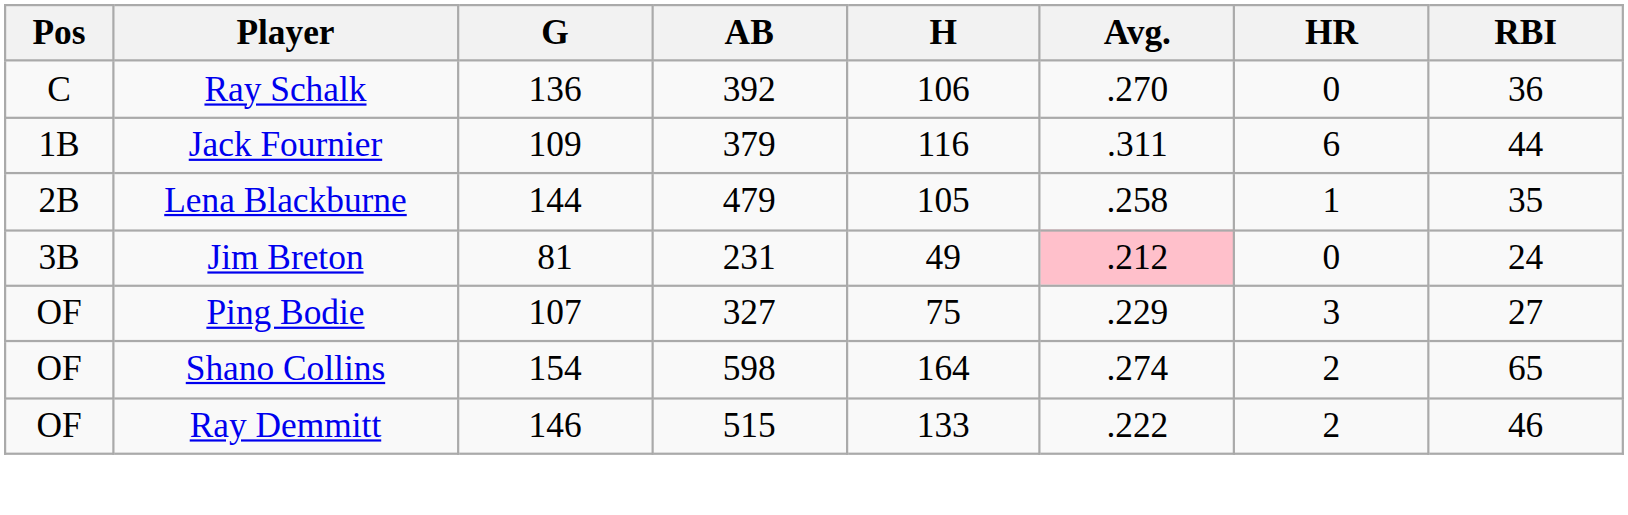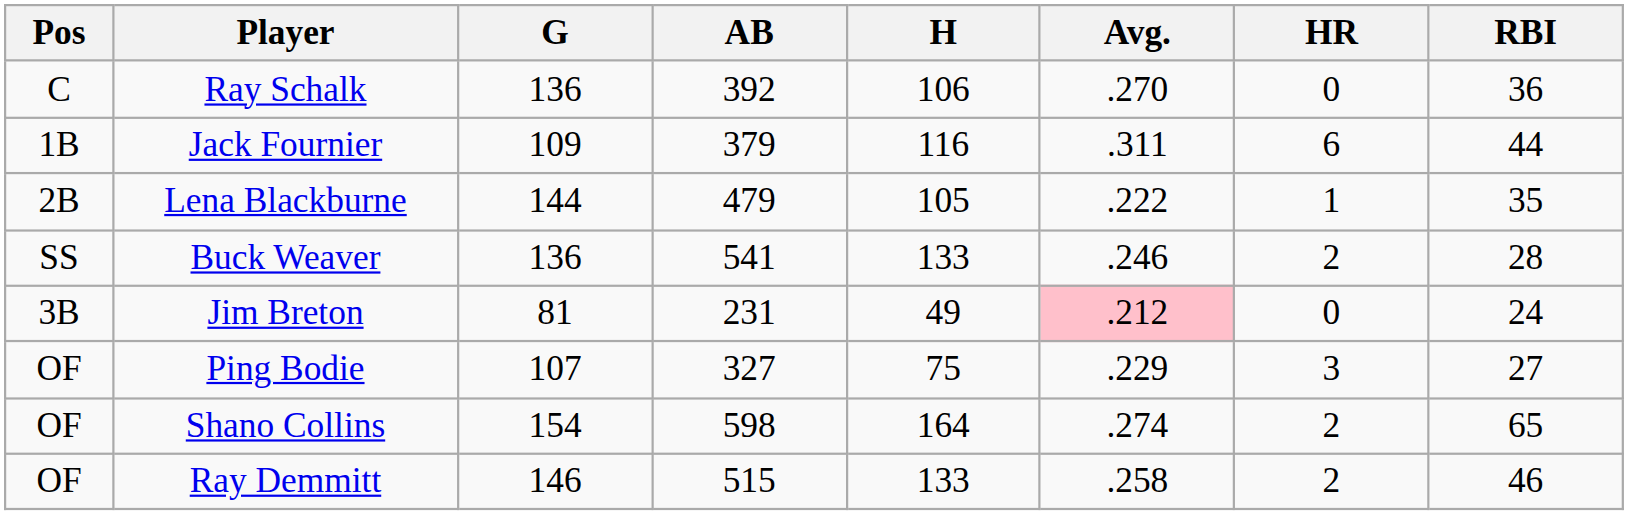(1137, 200) .258 -> (1137, 200) .222
+ row: (285, 256)
(1137, 425) .222 -> (1137, 481) .258
